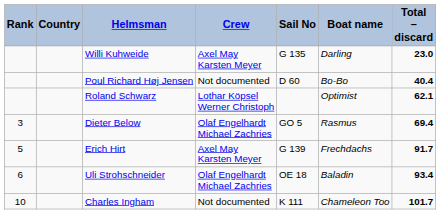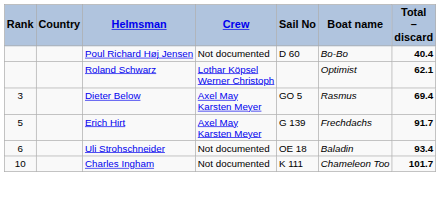- row: (117, 54)
(235, 127) Olaf Engelhardt Michael Zachries -> (230, 101) Axel May Karsten Meyer
(235, 180) Olaf Engelhardt Michael Zachries -> (234, 148) Not documented
